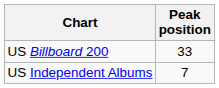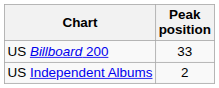(185, 72) 7 -> (185, 72) 2
